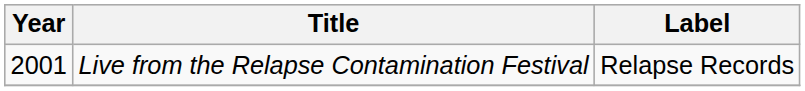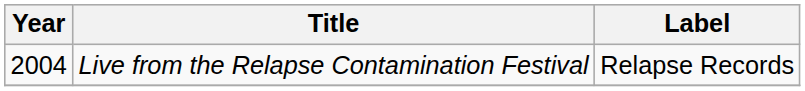(39, 64) 2001 -> (39, 64) 2004
